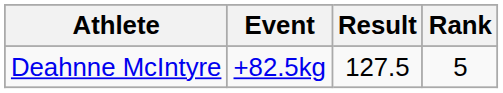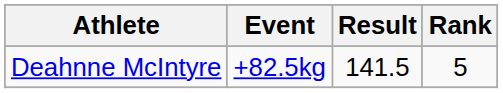(377, 66) 127.5 -> (377, 66) 141.5
